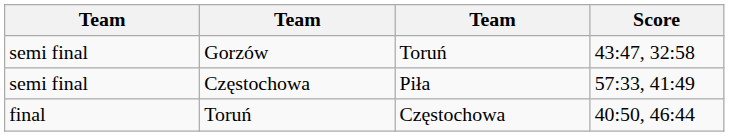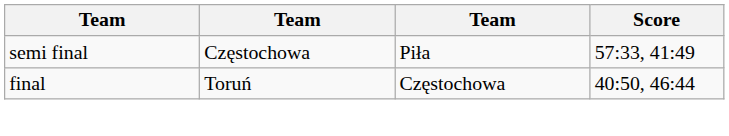- row: (236, 51)
